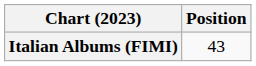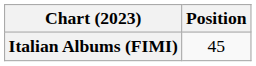(216, 46) 43 -> (216, 46) 45
